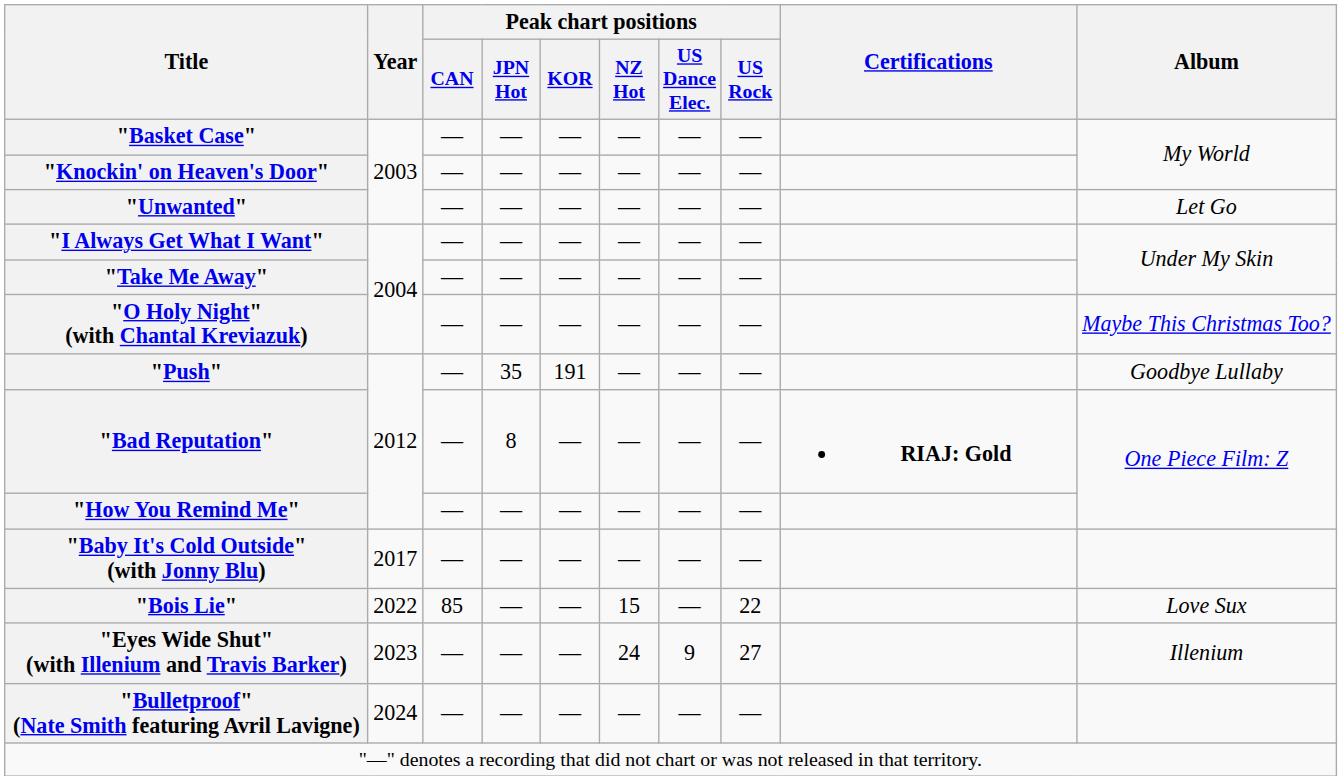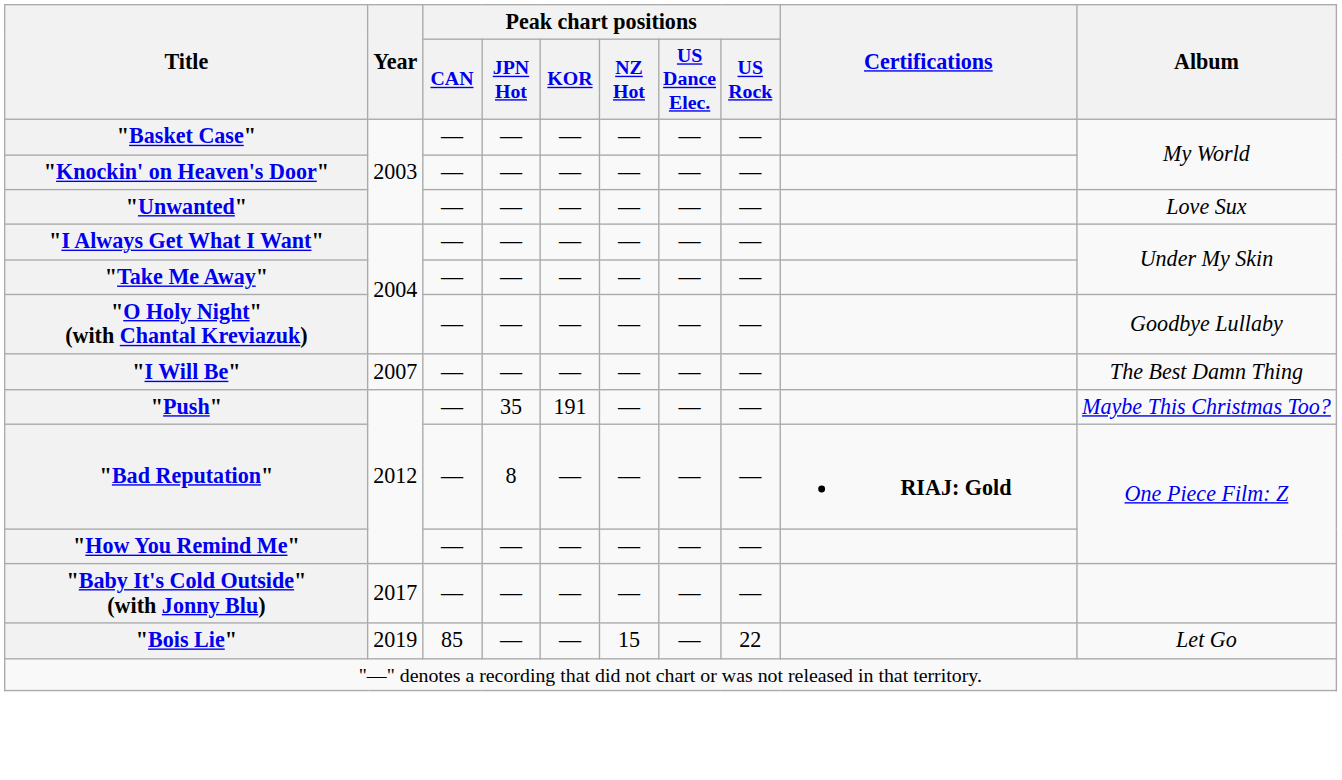(1206, 206) Let Go -> (1206, 206) Love Sux
(1206, 324) Maybe This Christmas Too? -> (1206, 324) Goodbye Lullaby
+ row: (186, 371)
(1206, 371) Goodbye Lullaby -> (1206, 406) Maybe This Christmas Too?
(395, 605) 2022 -> (395, 640) 2019
(1206, 605) Love Sux -> (1206, 640) Let Go
- row: (186, 653)
- row: (186, 712)
